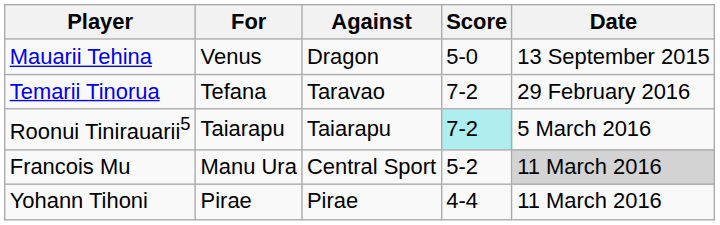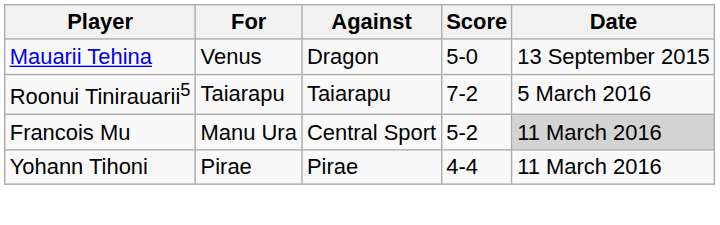- row: (85, 91)
(462, 129) paleturquoise background -> (462, 94) no background
